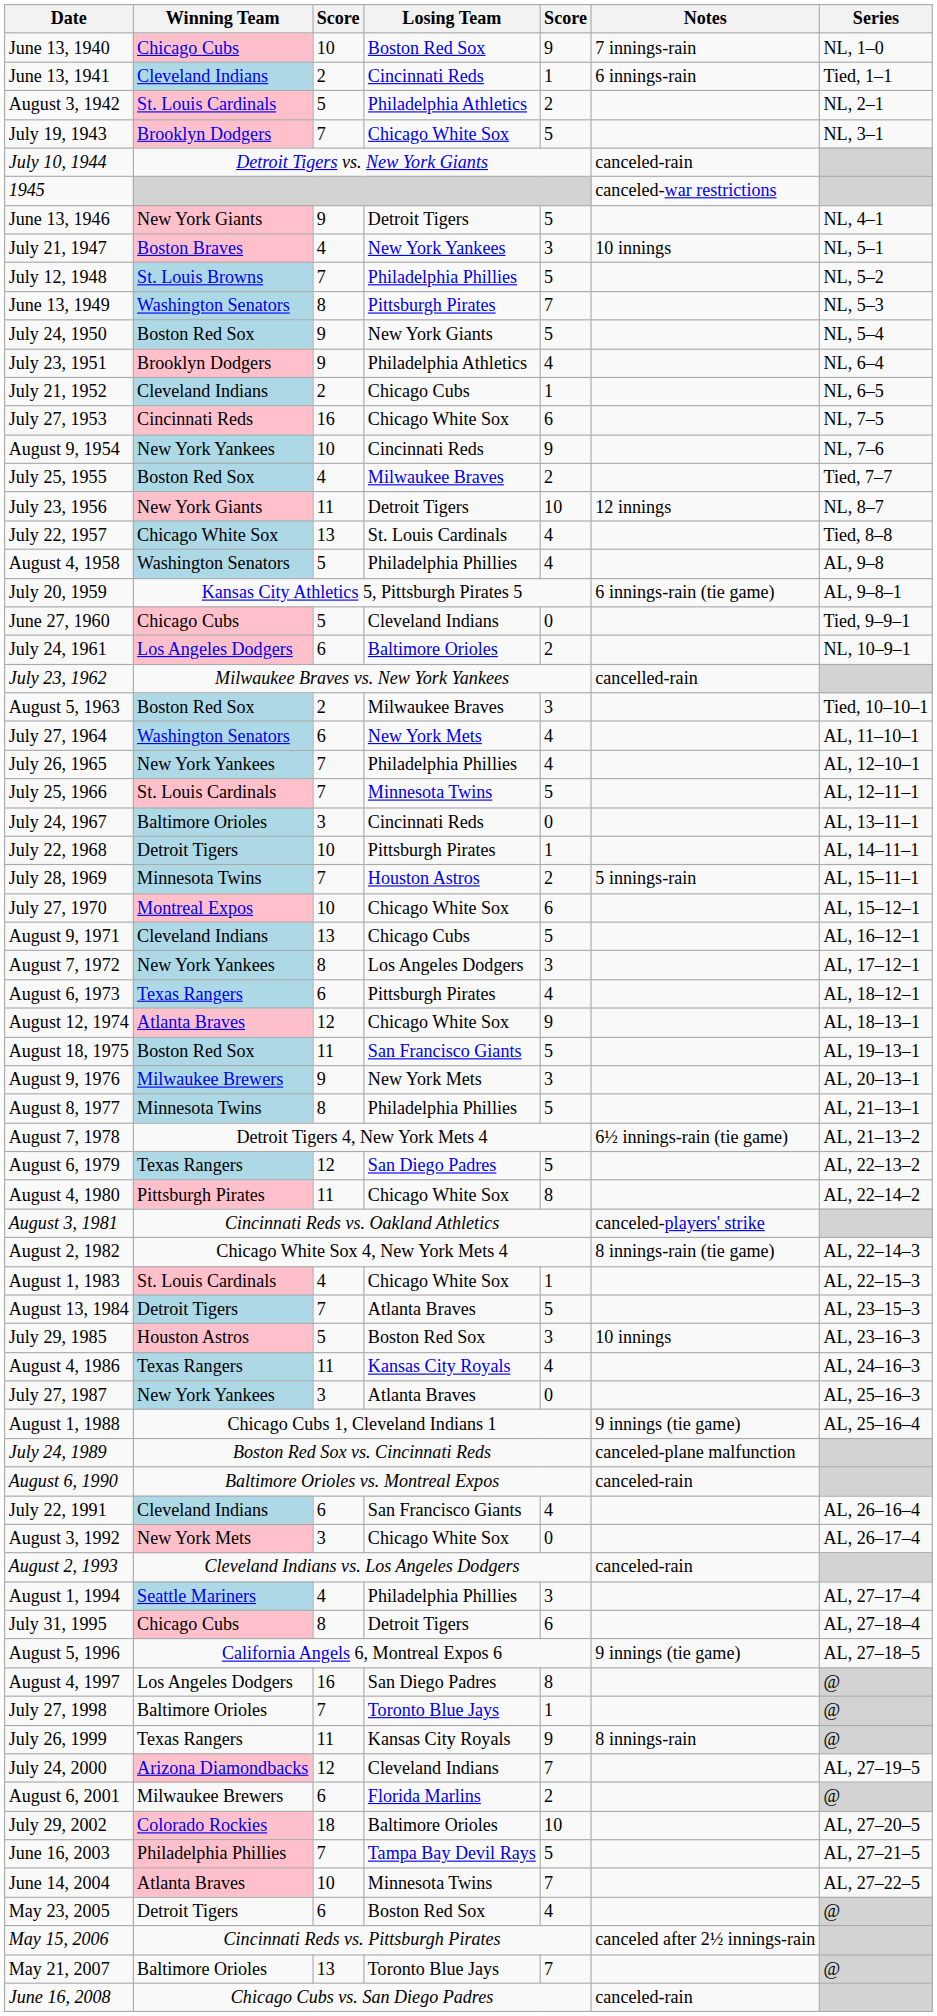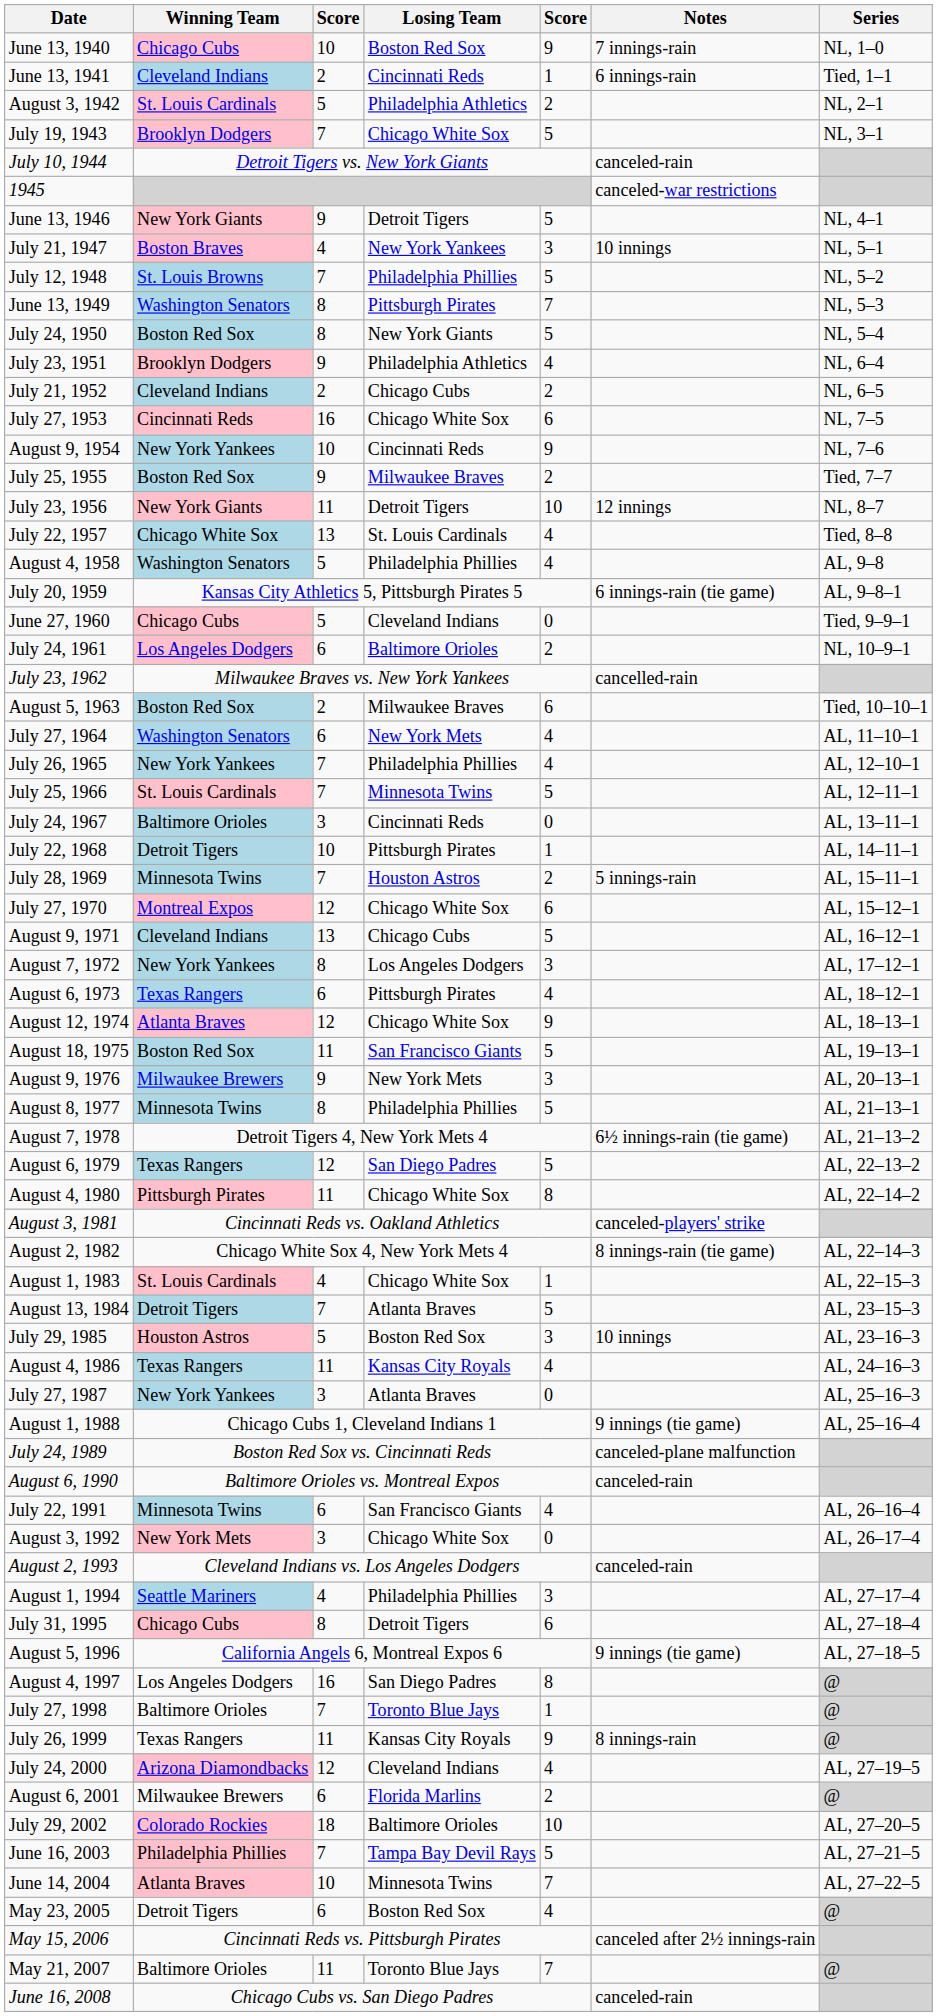(321, 334) 9 -> (321, 334) 8
(549, 391) 1 -> (549, 391) 2
(321, 477) 4 -> (321, 477) 9
(549, 707) 3 -> (549, 707) 6
(326, 907) 10 -> (326, 907) 12
(203, 1509) Cleveland Indians -> (199, 1509) Minnesota Twins
(549, 1767) 7 -> (549, 1767) 4
(326, 1968) 13 -> (325, 1968) 11
